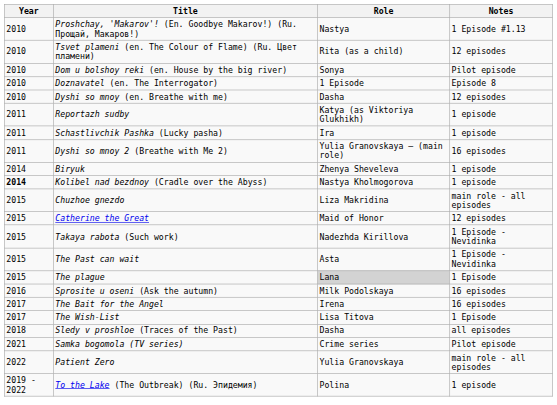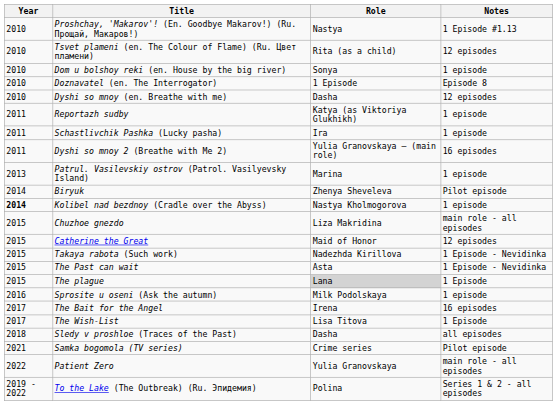(484, 70) Pilot episode -> (465, 70) 1 episode
+ row: (170, 174)
(474, 169) 1 episode -> (475, 192) Pilot episode
(479, 291) 16 episodes -> (465, 295) 1 episode
(474, 385) 1 episode -> (487, 389) Series 1 & 2 - all episodes
